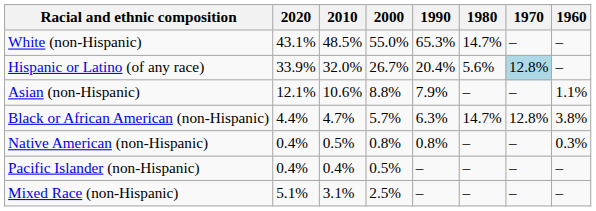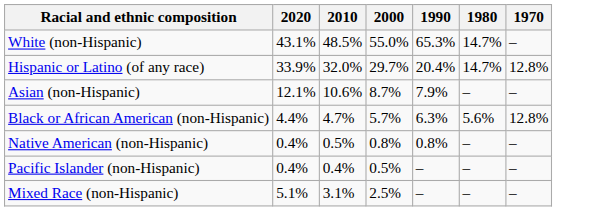- column: (571, 17)
(389, 67) 26.7% -> (389, 67) 29.7%
(478, 67) 5.6% -> (482, 67) 14.7%
(529, 67) lightblue background -> (529, 67) no background
(385, 93) 8.8% -> (385, 93) 8.7%
(482, 118) 14.7% -> (478, 118) 5.6%
